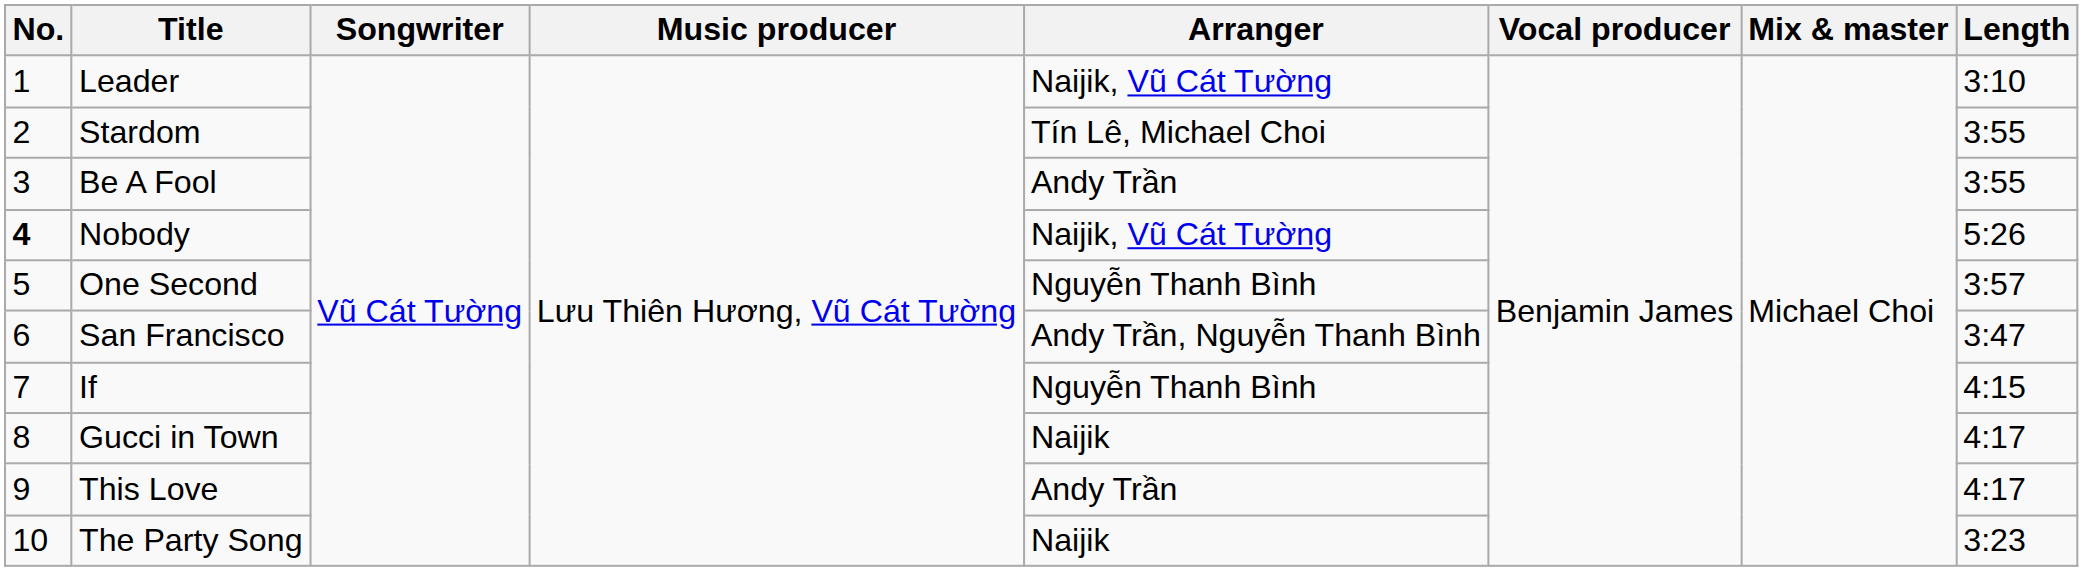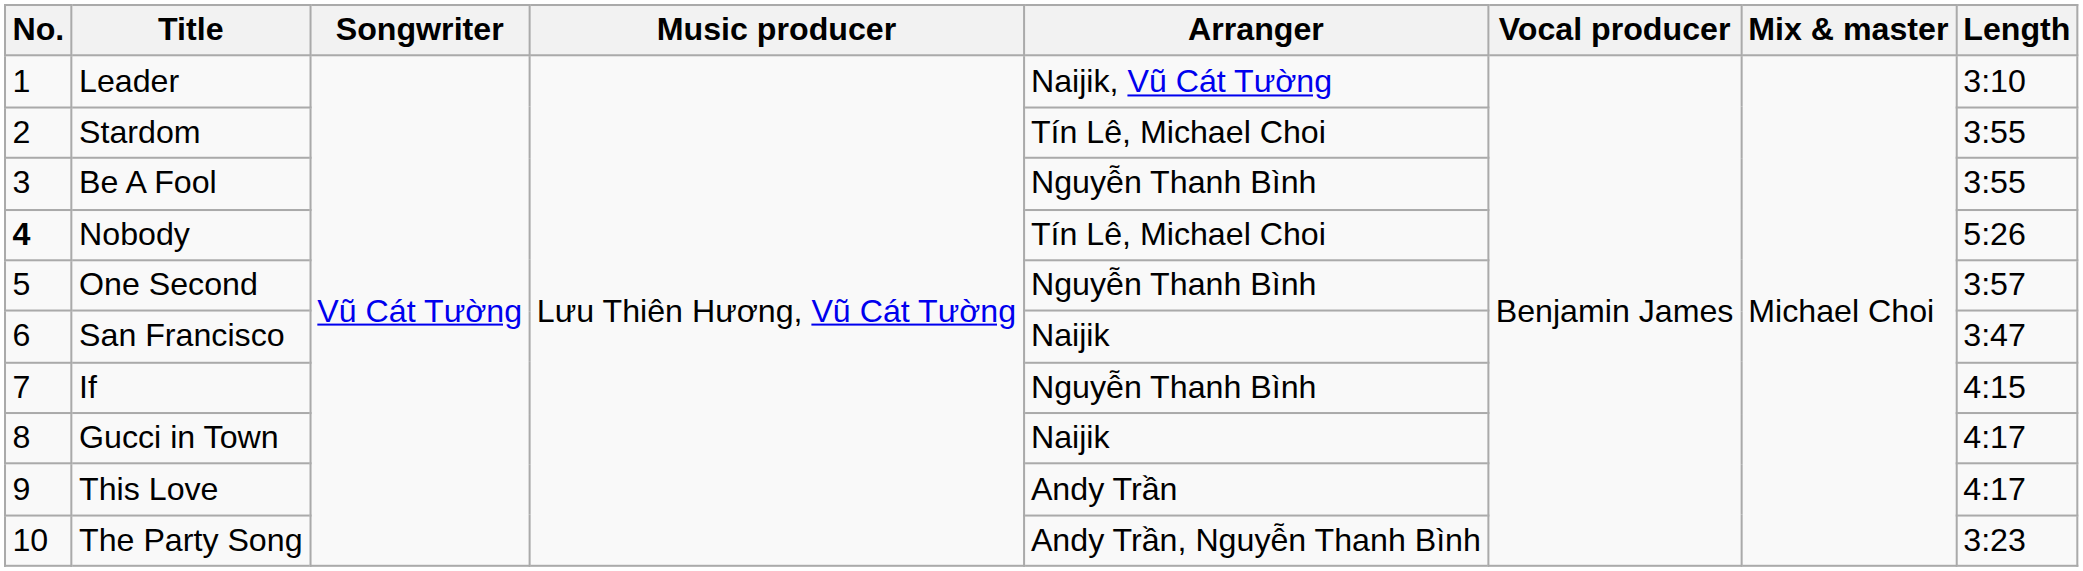(1104, 183) Andy Trần -> (1174, 183) Nguyễn Thanh Bình
(1182, 234) Naijik, Vũ Cát Tường -> (1178, 234) Tín Lê, Michael Choi
(1256, 336) Andy Trần, Nguyễn Thanh Bình -> (1070, 336) Naijik
(1070, 540) Naijik -> (1256, 540) Andy Trần, Nguyễn Thanh Bình
